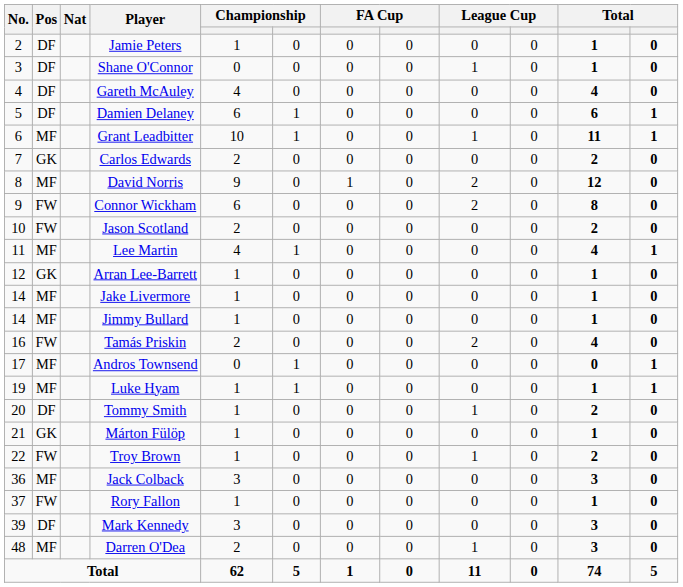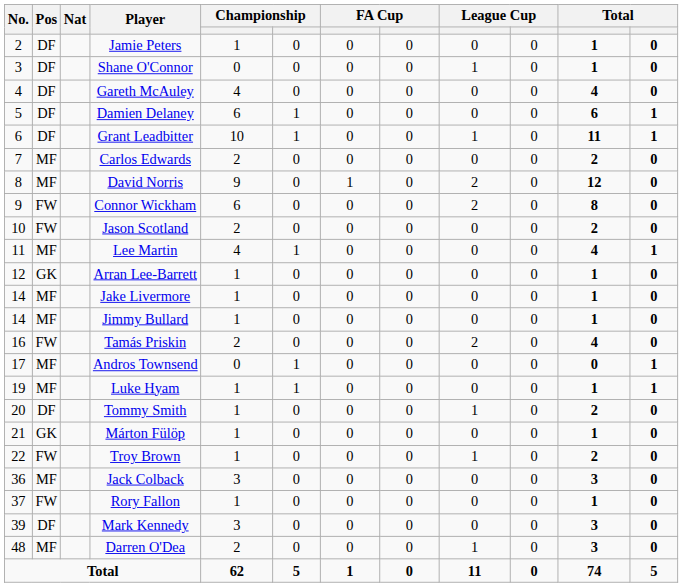(46, 136) MF -> (46, 136) DF
(46, 159) GK -> (46, 159) MF
